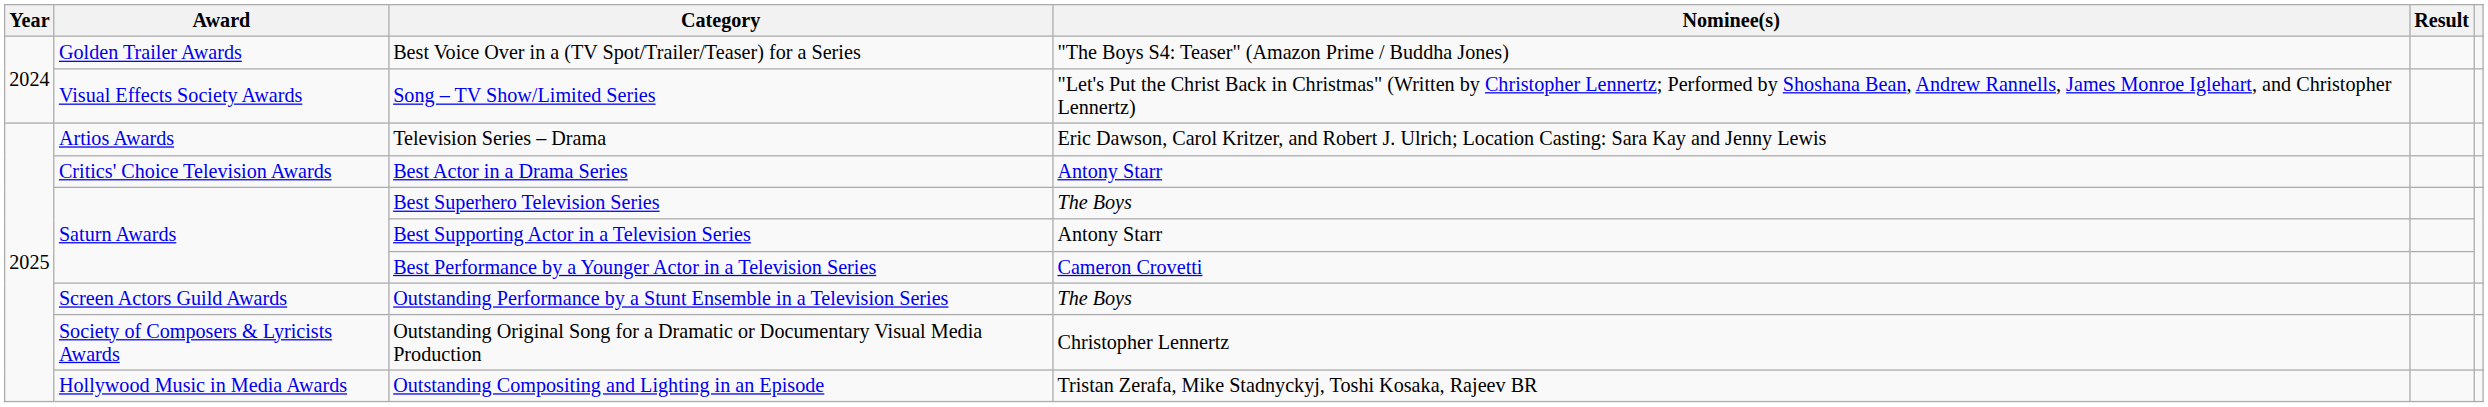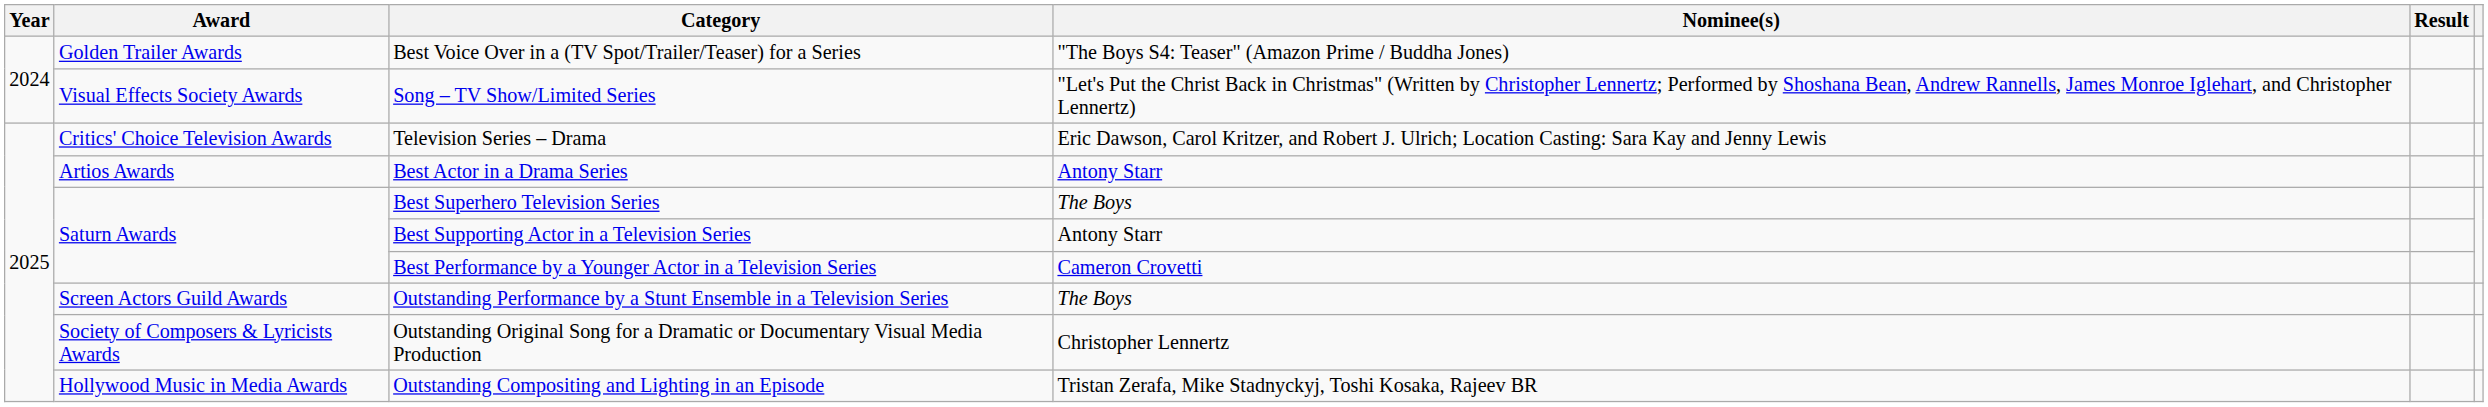(116, 139) Artios Awards -> (195, 139) Critics' Choice Television Awards
(195, 171) Critics' Choice Television Awards -> (116, 171) Artios Awards
